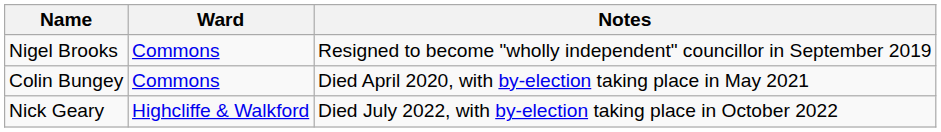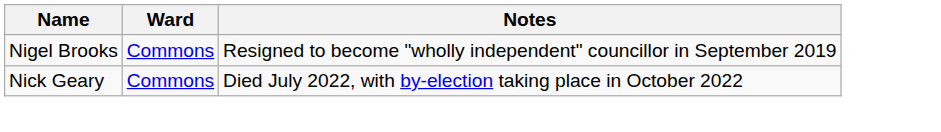- row: (66, 80)
(221, 111) Highcliffe & Walkford -> (170, 80) Commons
